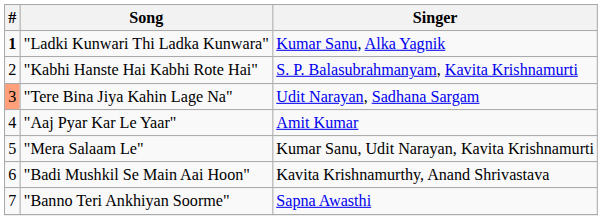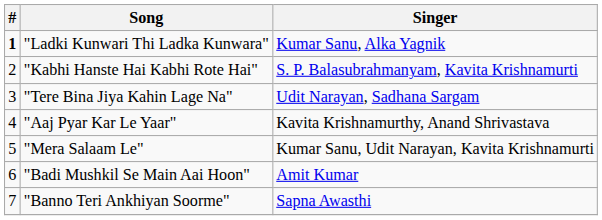(12, 95) lightsalmon background -> (12, 95) no background
(317, 121) Amit Kumar -> (413, 121) Kavita Krishnamurthy, Anand Shrivastava
(413, 174) Kavita Krishnamurthy, Anand Shrivastava -> (317, 174) Amit Kumar
